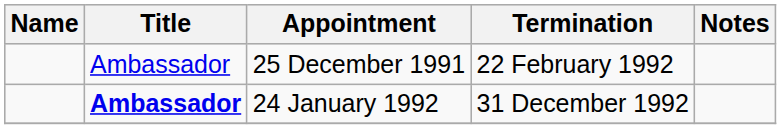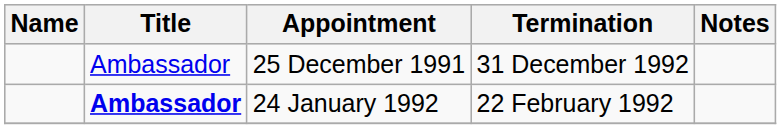(575, 63) 22 February 1992 -> (583, 63) 31 December 1992
(583, 103) 31 December 1992 -> (575, 103) 22 February 1992
